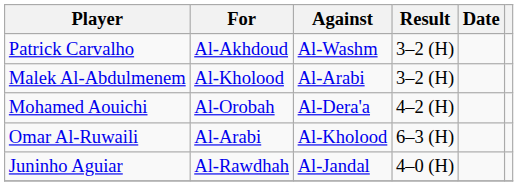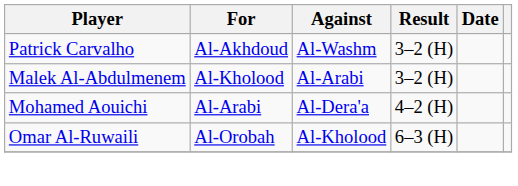(234, 107) Al-Orobah -> (228, 107) Al-Arabi
(228, 136) Al-Arabi -> (234, 136) Al-Orobah
- row: (66, 166)
